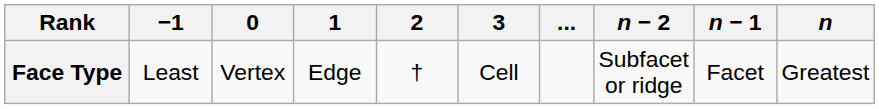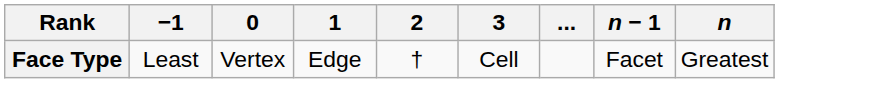- column: (644, 22)
